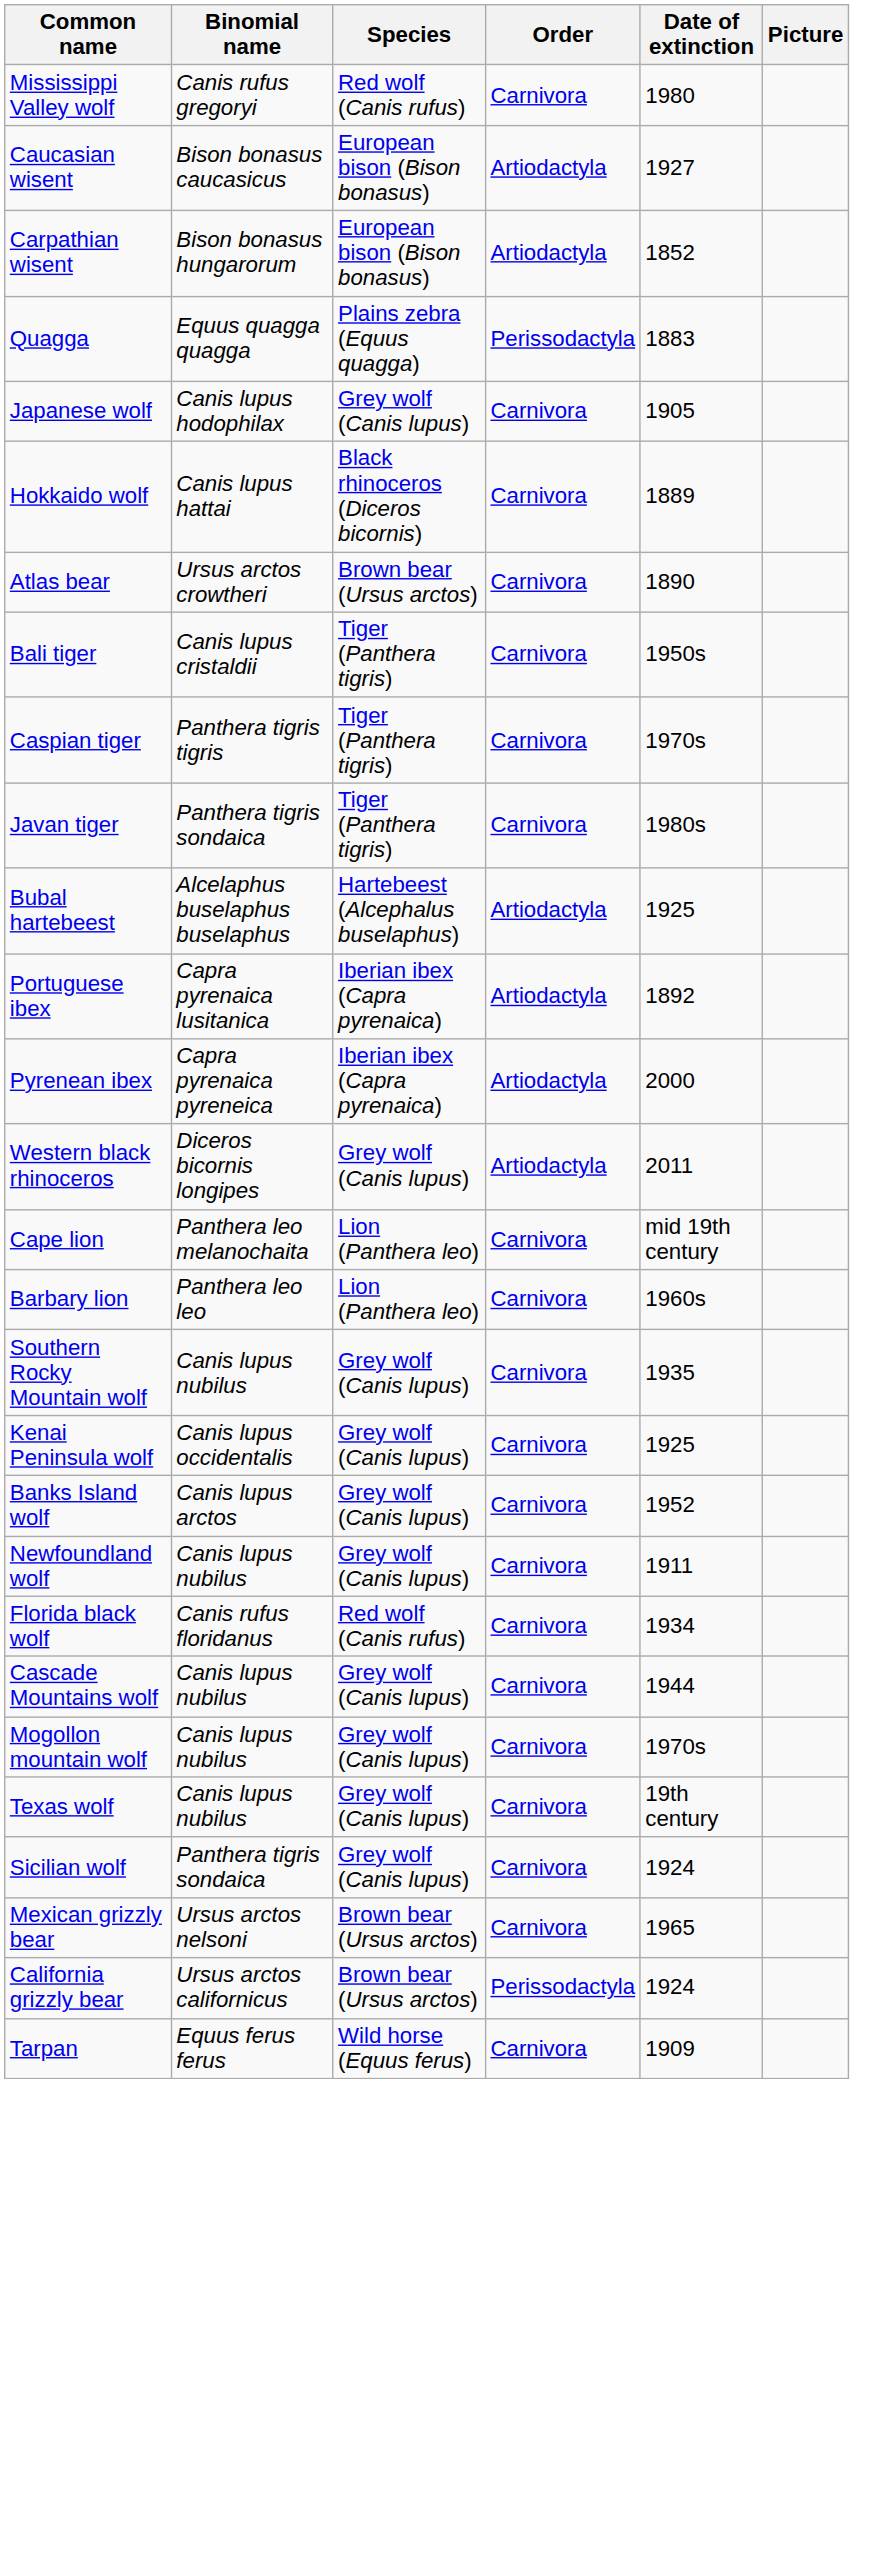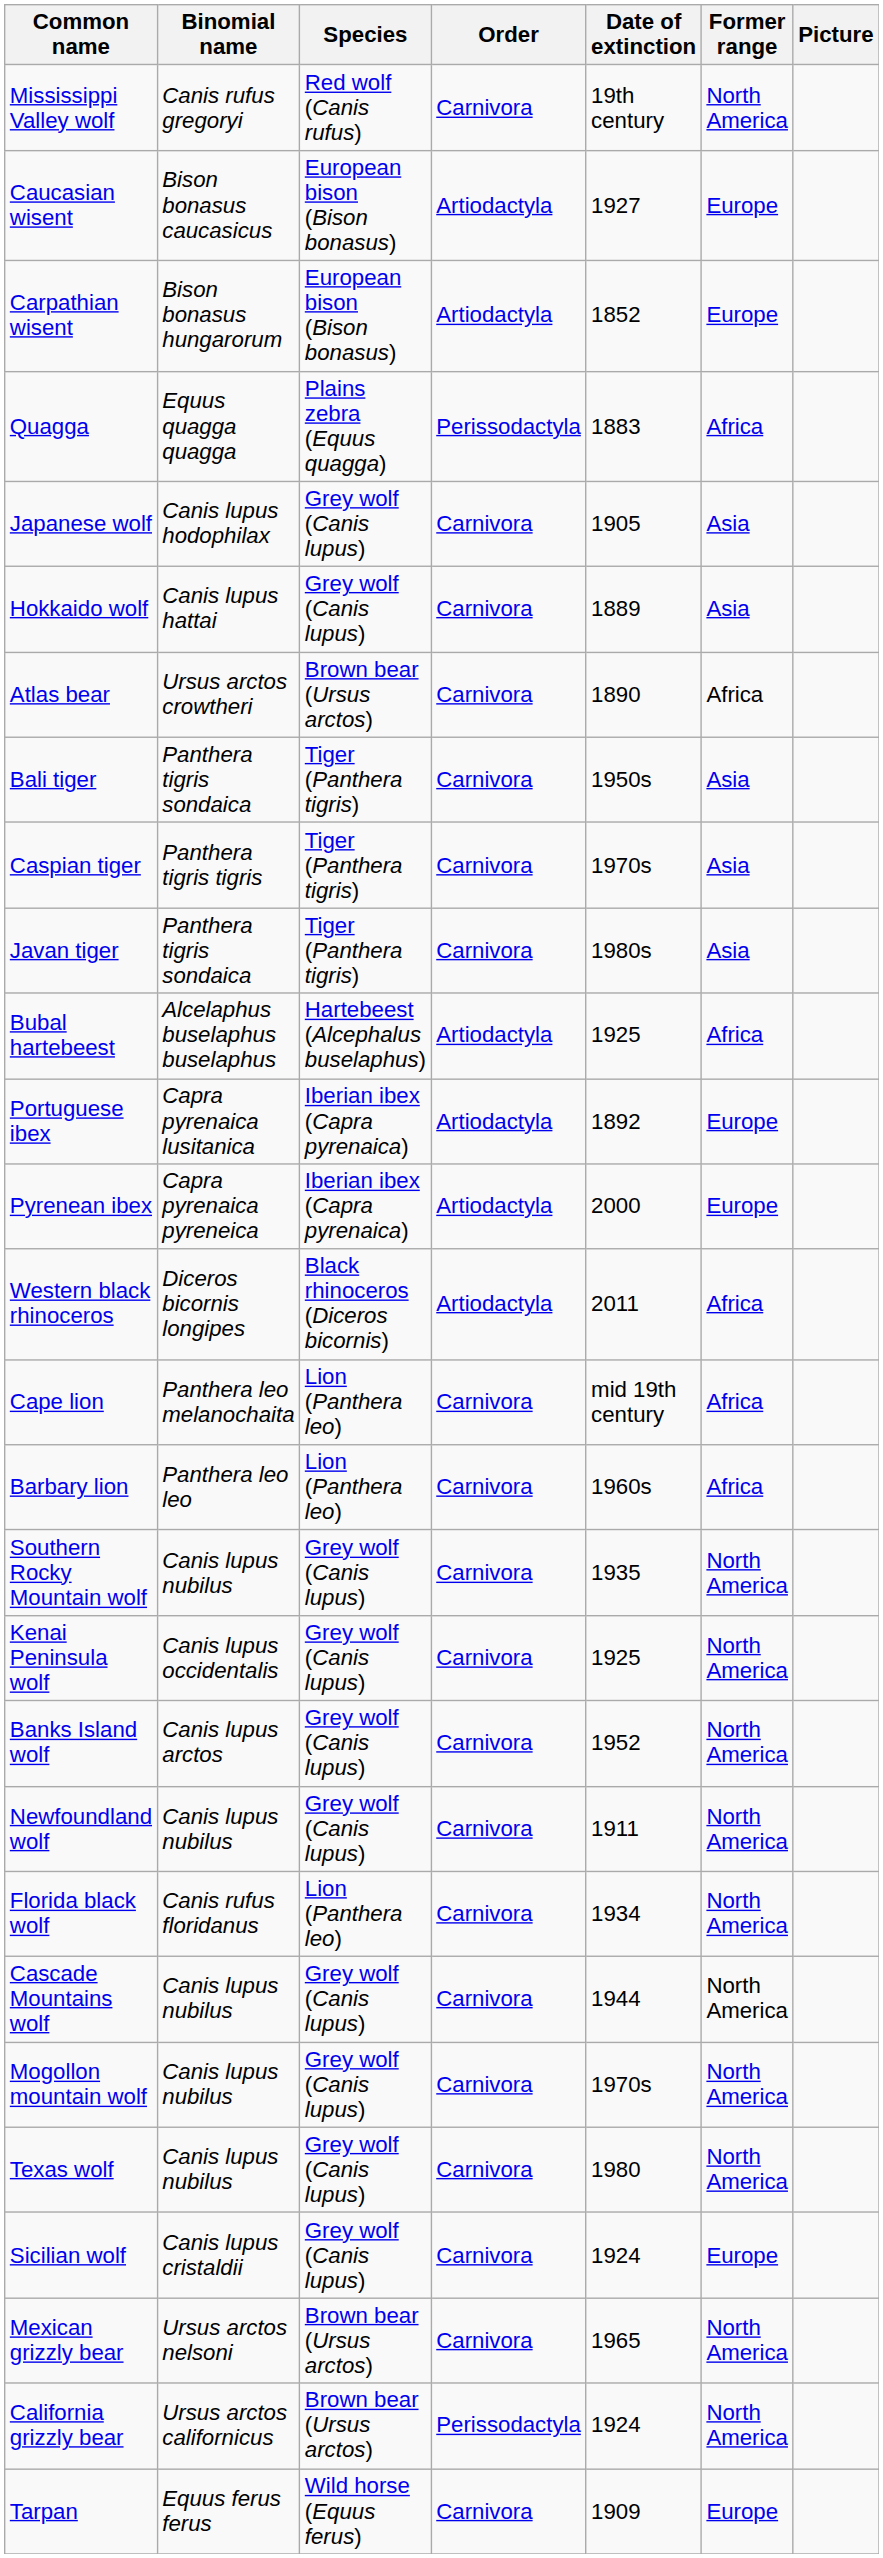+ column: (747, 34)
(670, 94) 1980 -> (628, 107) 19th century
(390, 496) Black rhinoceros (Diceros bicornis) -> (352, 609) Grey wolf (Canis lupus)
(234, 654) Canis lupus cristaldii -> (207, 779) Panthera tigris sondaica
(404, 1166) Grey wolf (Canis lupus) -> (357, 1304) Black rhinoceros (Diceros bicornis)
(402, 1626) Red wolf (Canis rufus) -> (354, 1913) Lion (Panthera leo)
(682, 1806) 19th century -> (616, 2169) 1980
(248, 1867) Panthera tigris sondaica -> (220, 2254) Canis lupus cristaldii
